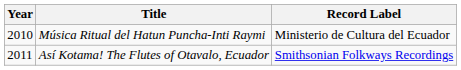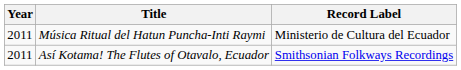(20, 34) 2010 -> (20, 34) 2011
